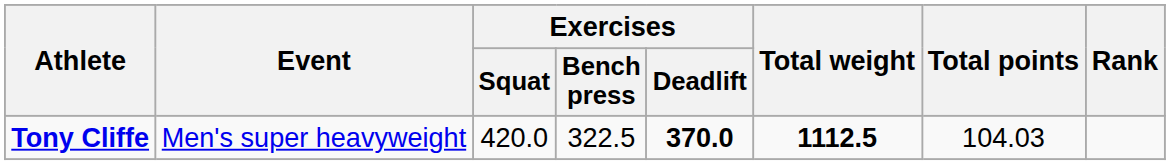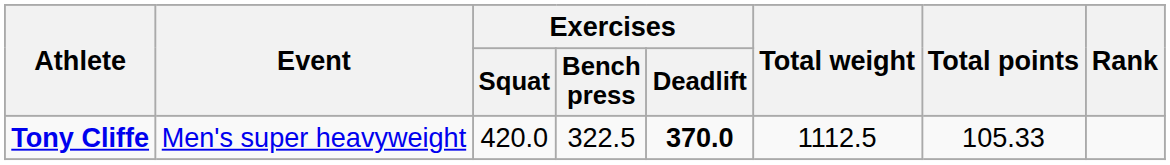(837, 138) bold -> (837, 138) normal
(1003, 138) 104.03 -> (1003, 138) 105.33
